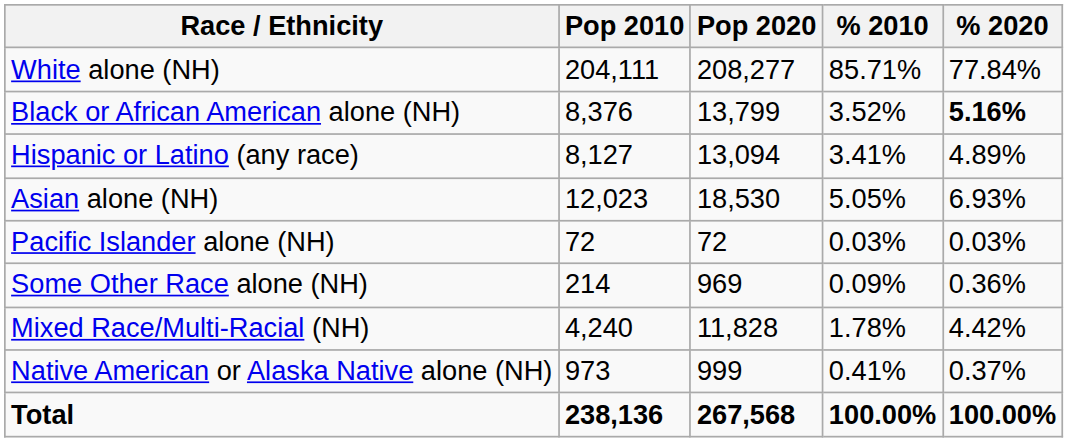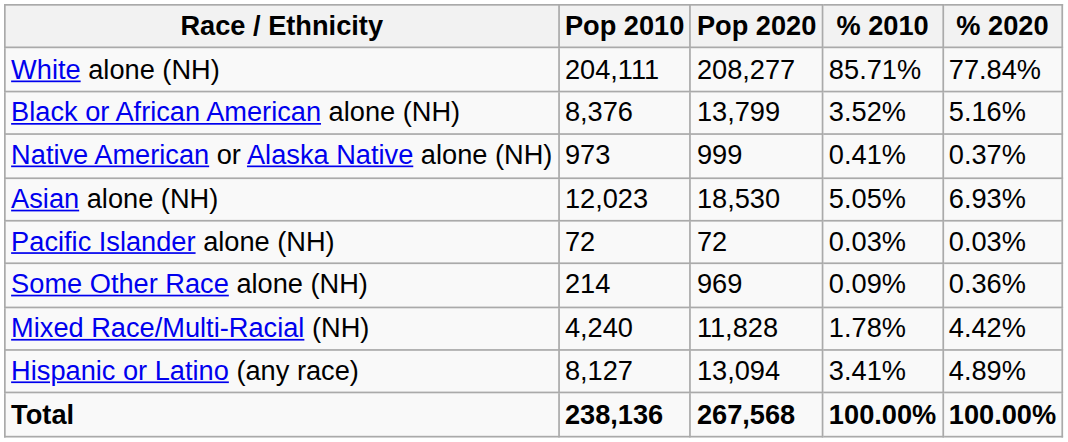(987, 112) bold -> (987, 112) normal
rows swapped: (282, 371) <-> (185, 155)
